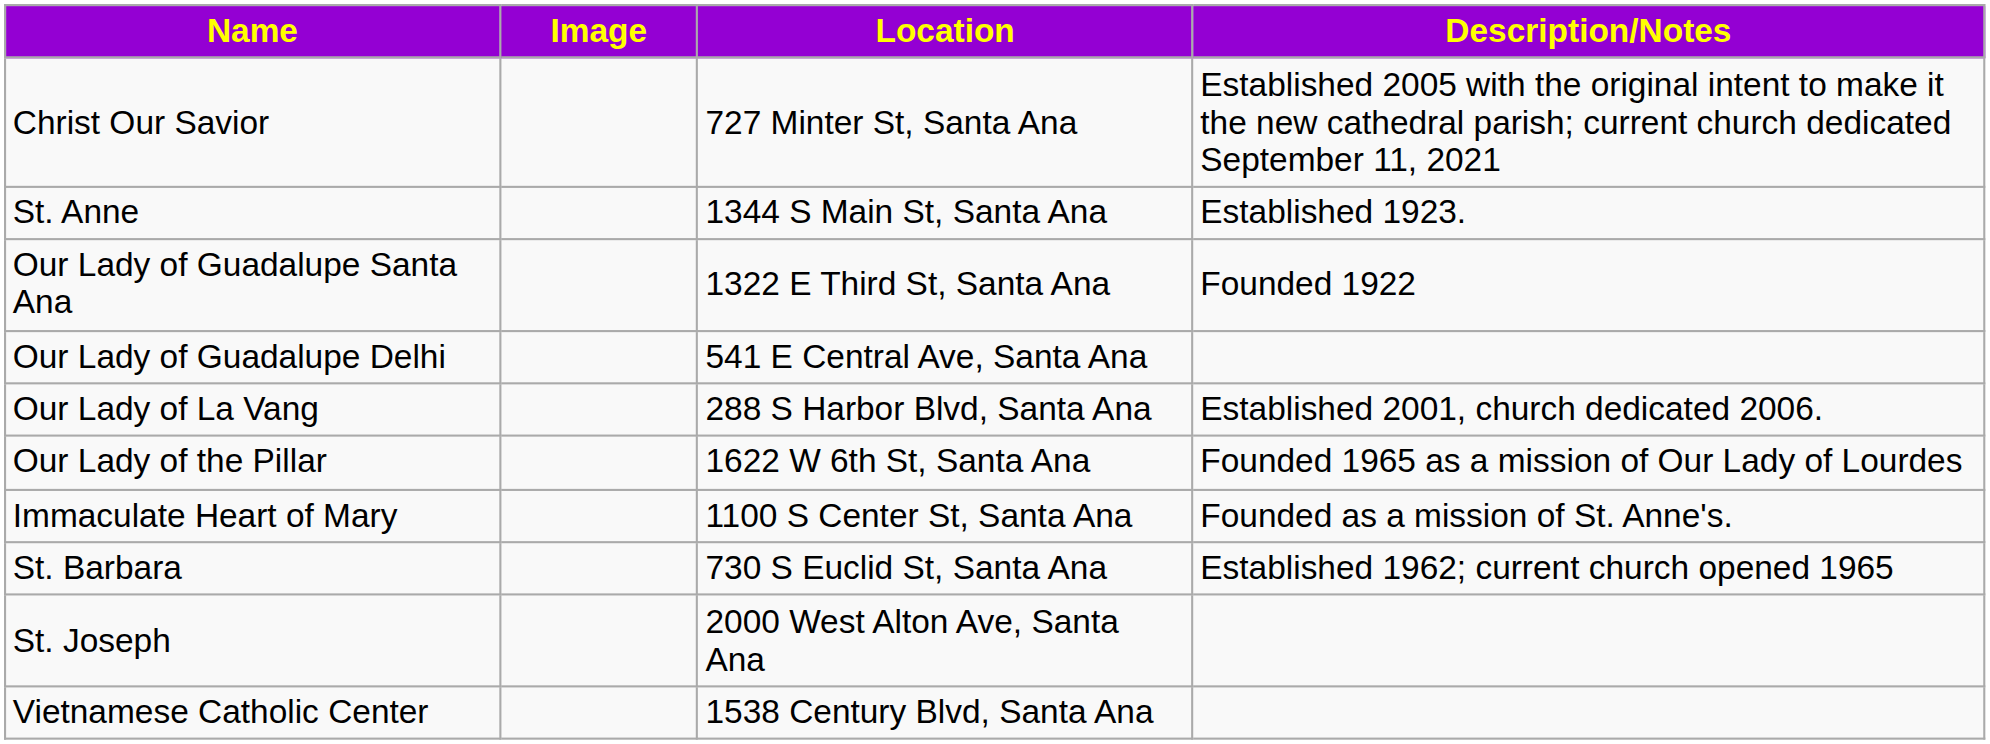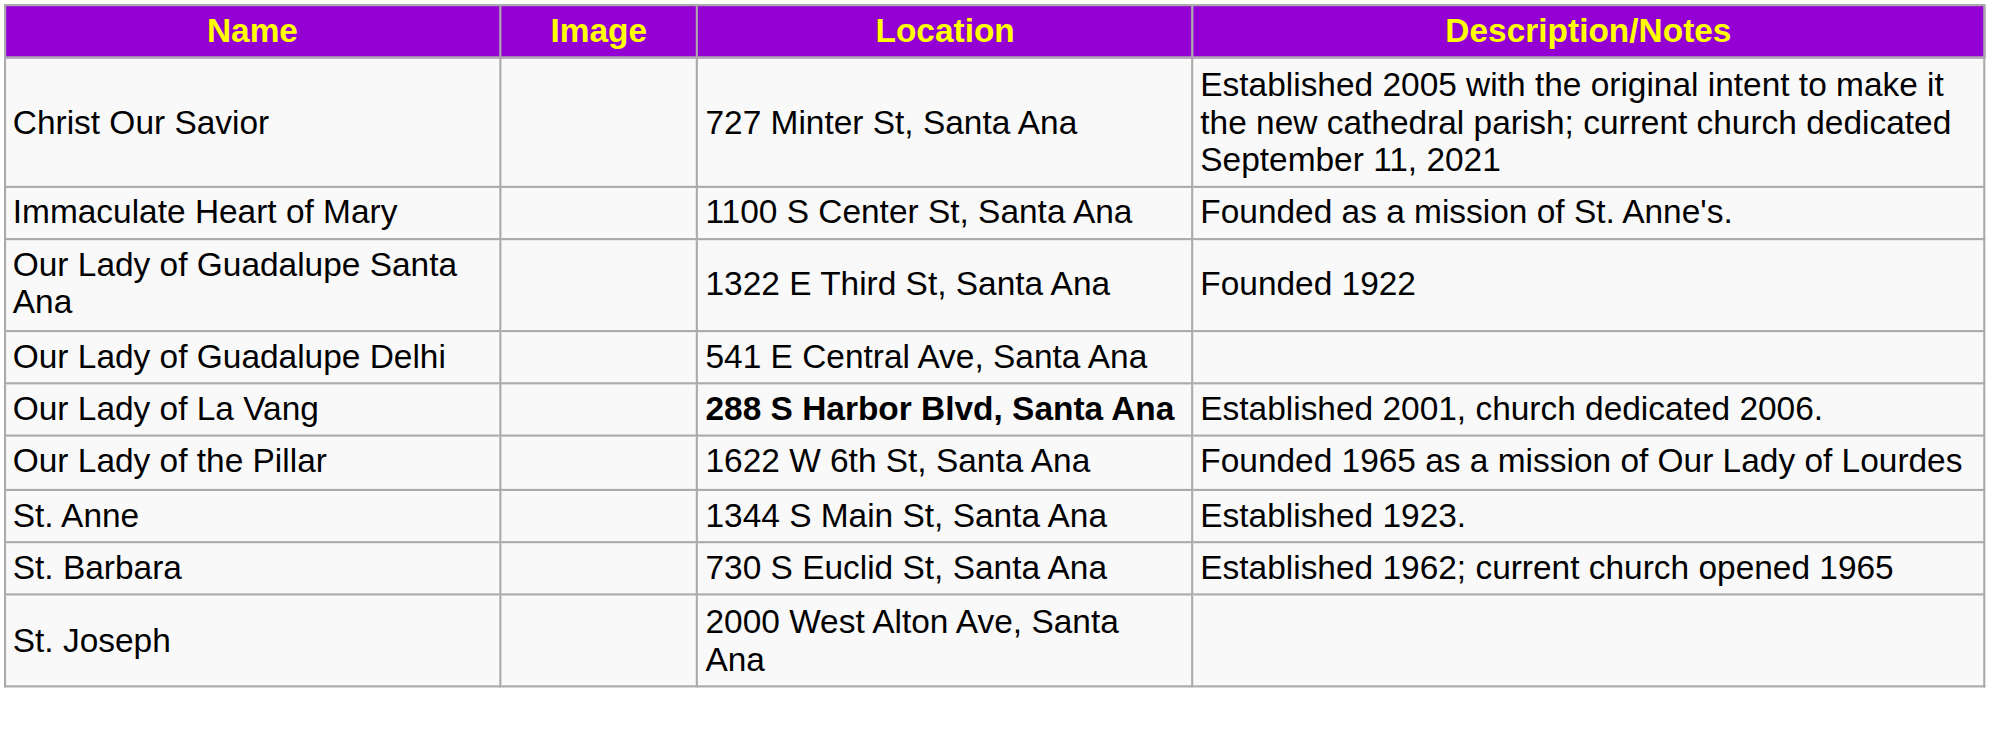rows swapped: (205, 515) <-> (76, 212)
(929, 409) normal -> (940, 409) bold
- row: (221, 711)
